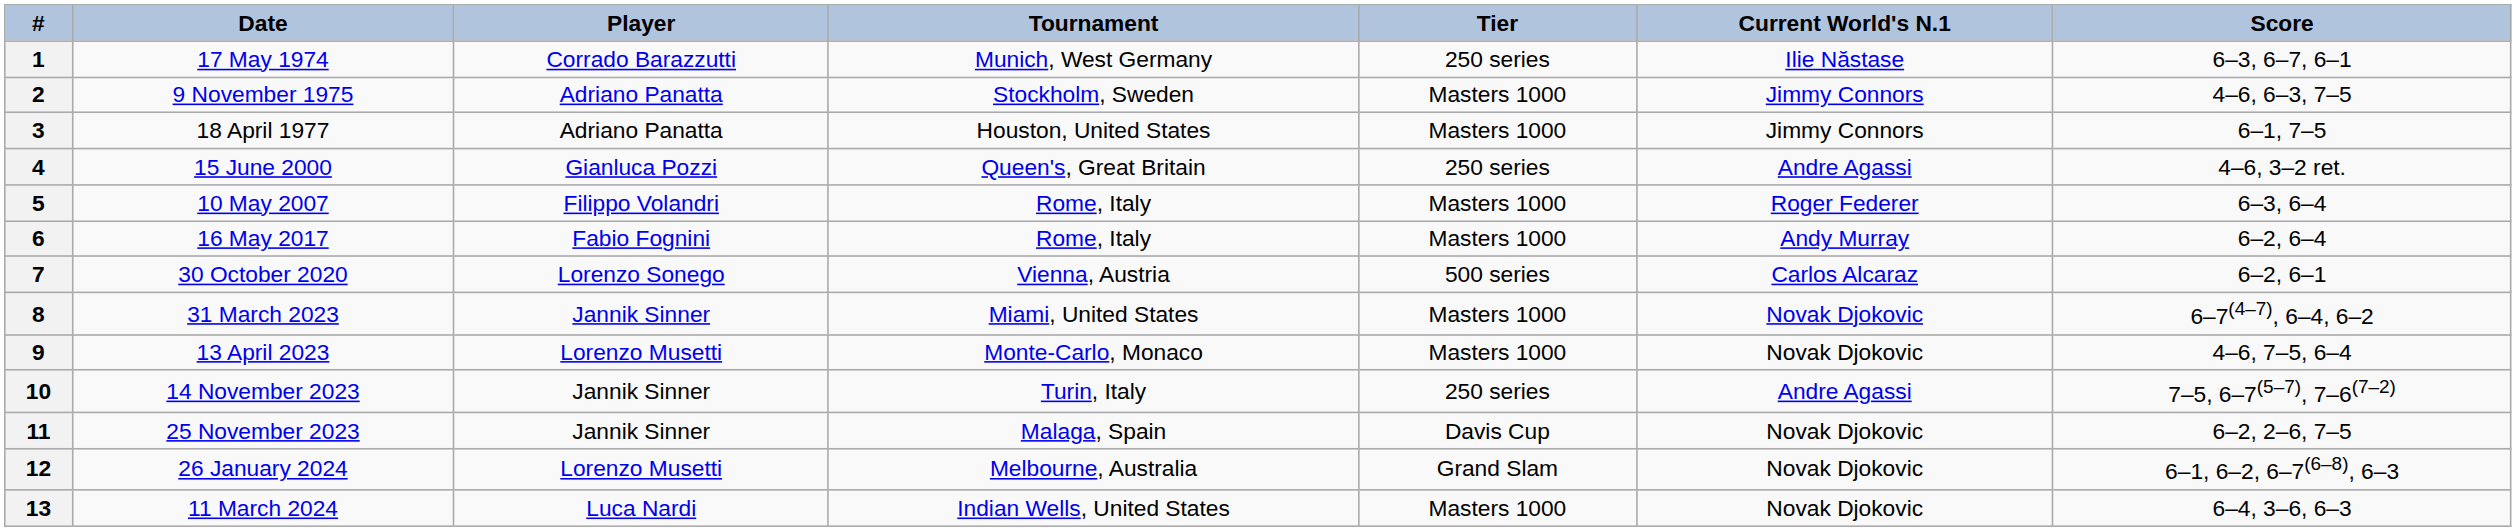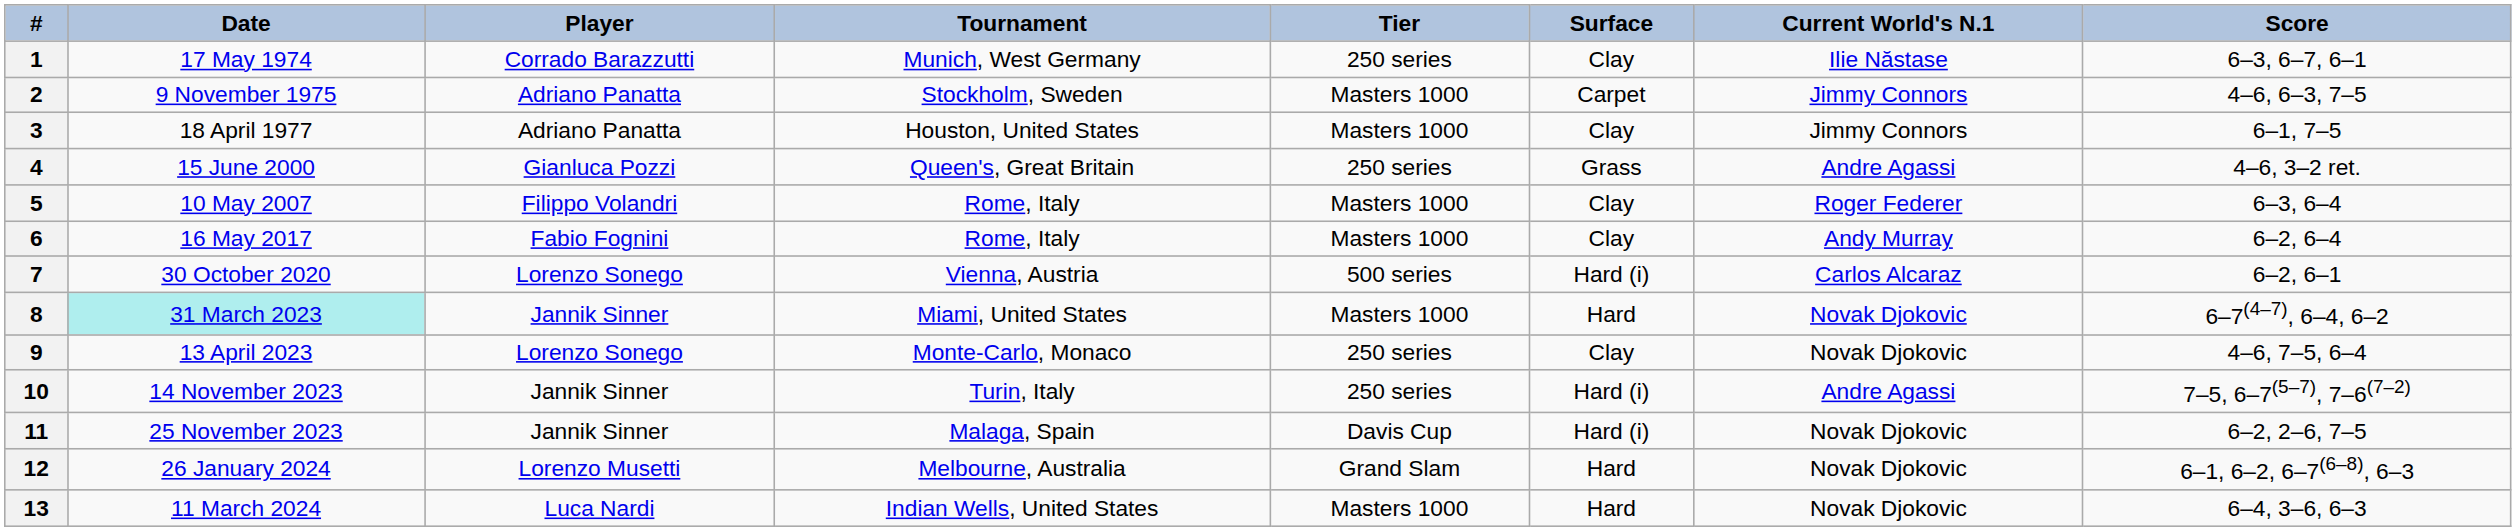+ column: (1611, 23)
(263, 314) no background -> (246, 314) paleturquoise background
(641, 353) Lorenzo Musetti -> (599, 353) Lorenzo Sonego
(1497, 353) Masters 1000 -> (1399, 353) 250 series
